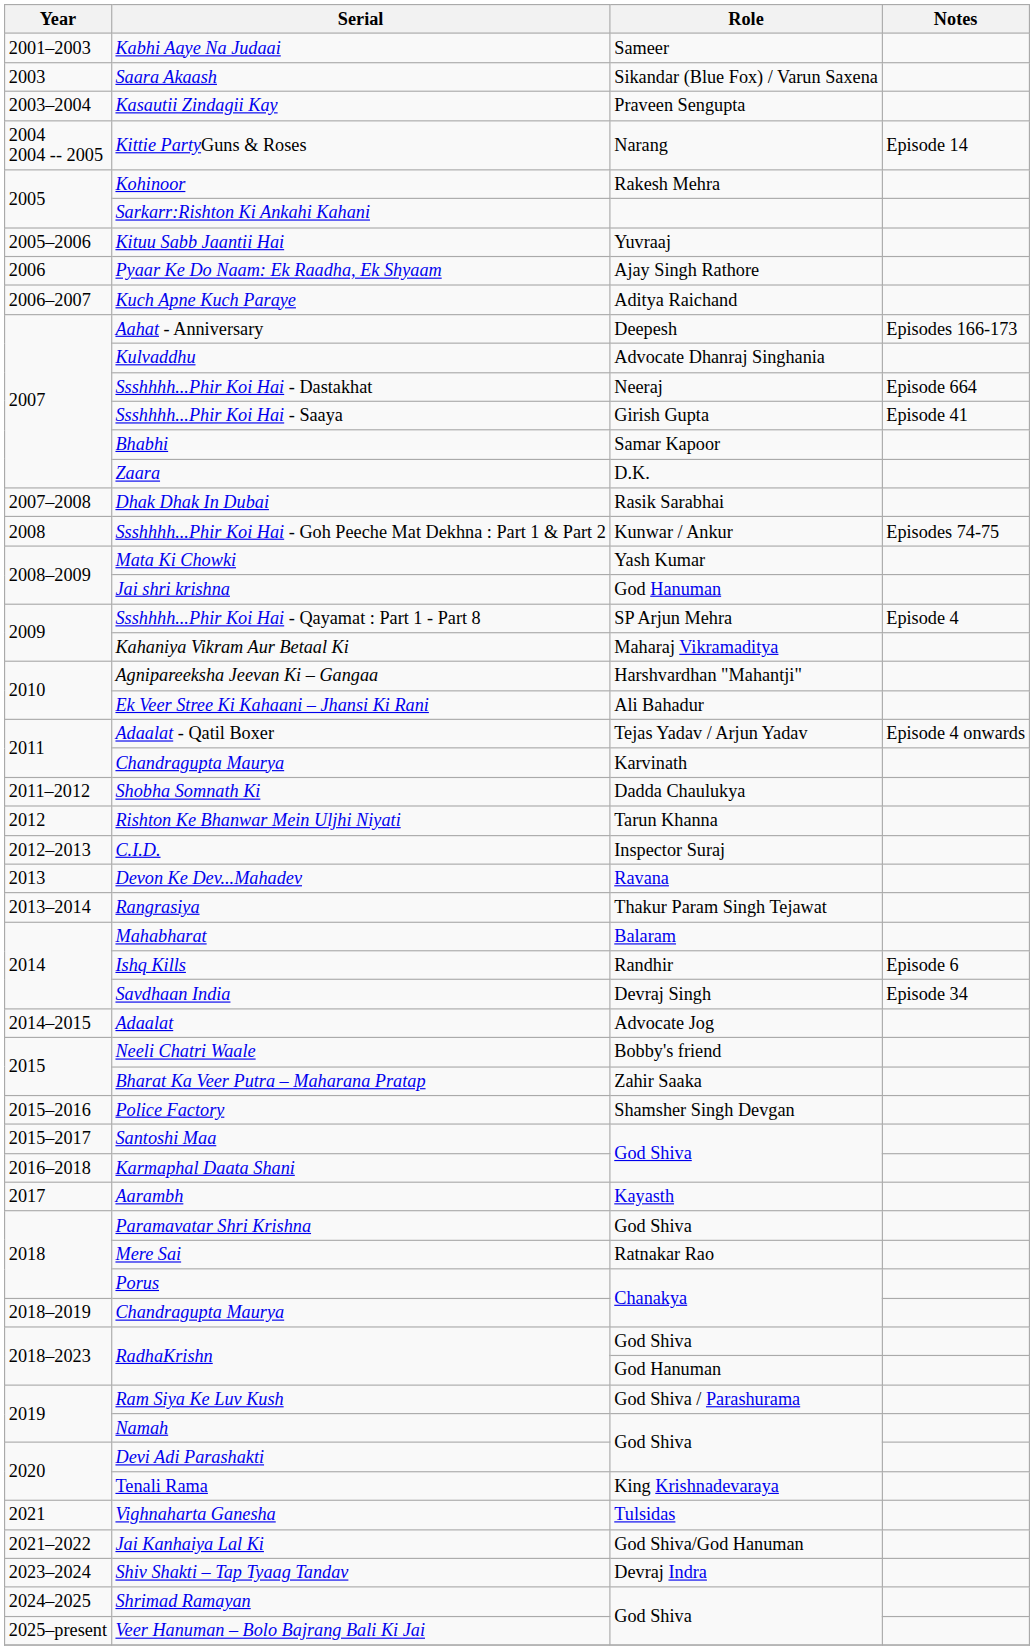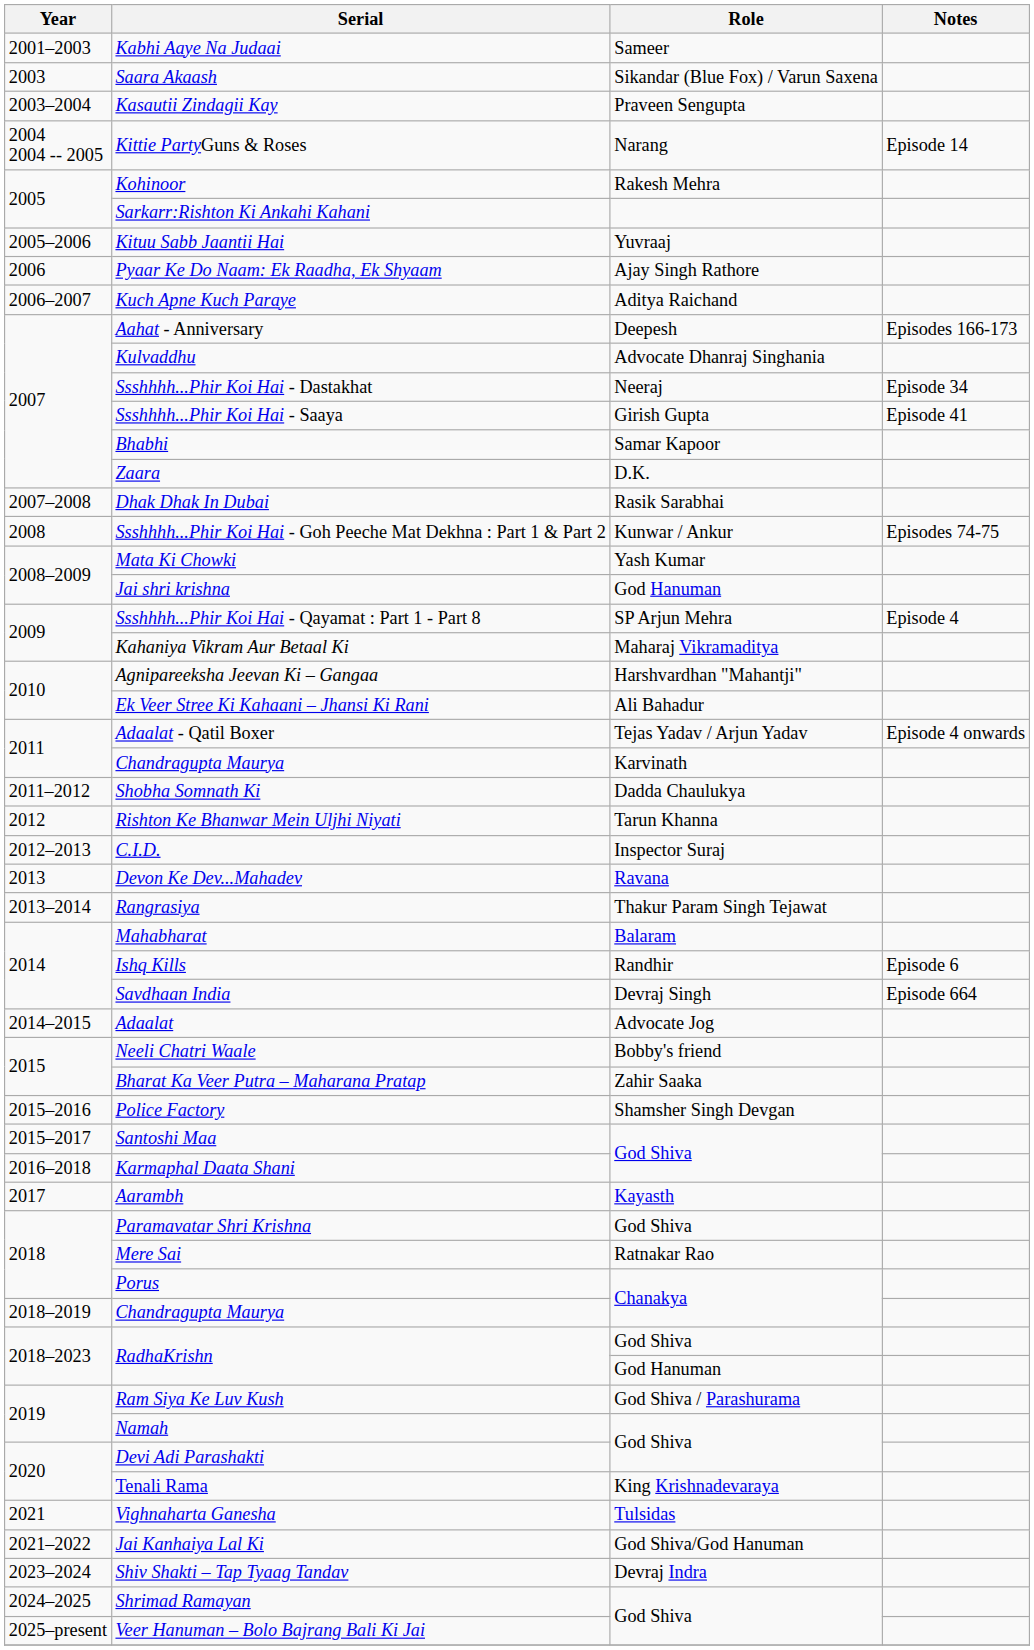(932, 386) Episode 664 -> (927, 386) Episode 34
(927, 994) Episode 34 -> (932, 994) Episode 664
